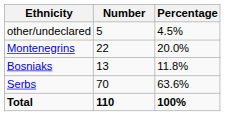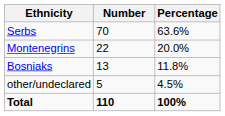rows swapped: (22, 84) <-> (49, 31)
